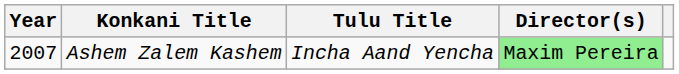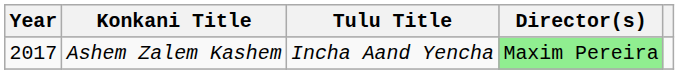(33, 53) 2007 -> (33, 53) 2017
